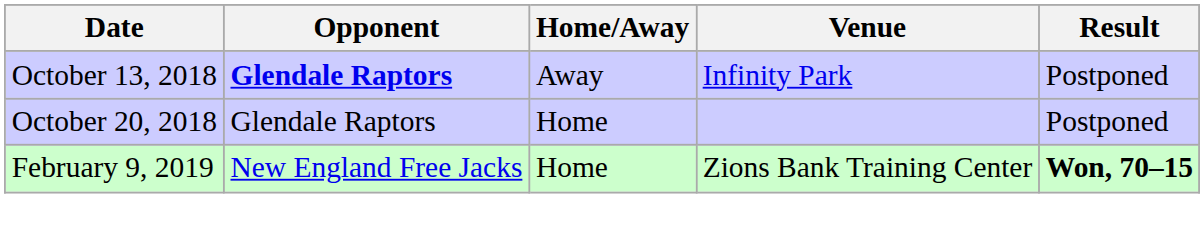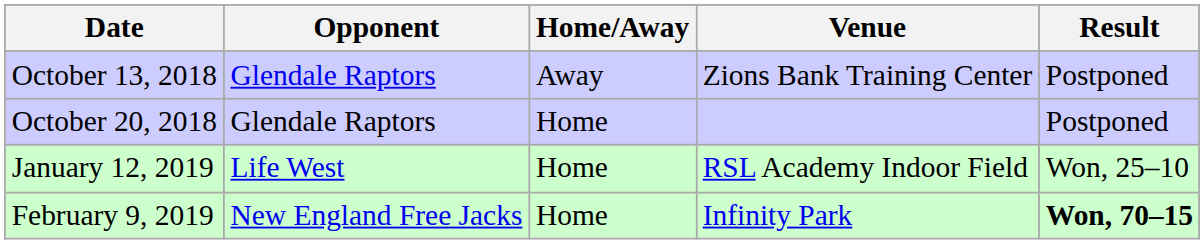(341, 74) bold -> (333, 74) normal
(778, 74) Infinity Park -> (867, 74) Zions Bank Training Center
+ row: (113, 167)
(867, 167) Zions Bank Training Center -> (778, 214) Infinity Park
